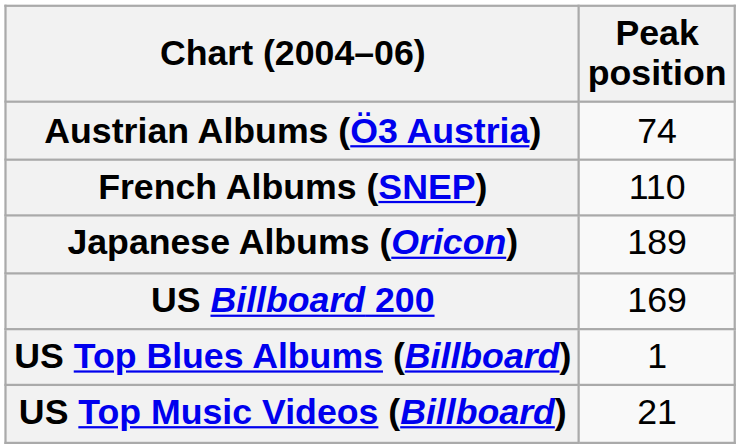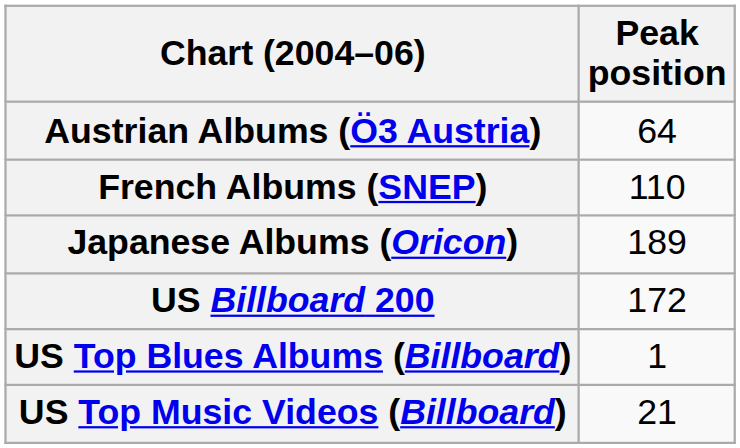(657, 130) 74 -> (657, 130) 64
(657, 299) 169 -> (657, 299) 172
